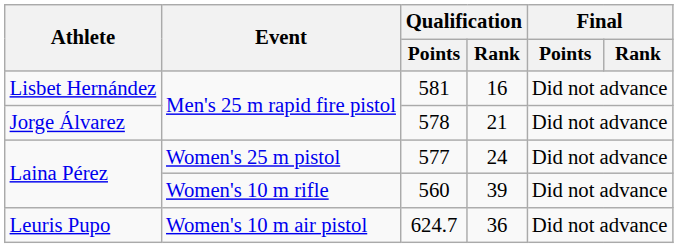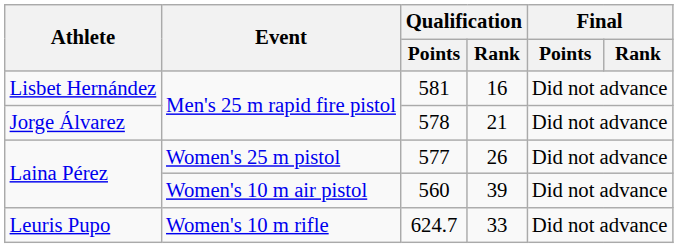(497, 156) 24 -> (497, 156) 26
(247, 191) Women's 10 m rifle -> (267, 191) Women's 10 m air pistol
(267, 225) Women's 10 m air pistol -> (247, 225) Women's 10 m rifle
(497, 225) 36 -> (497, 225) 33
